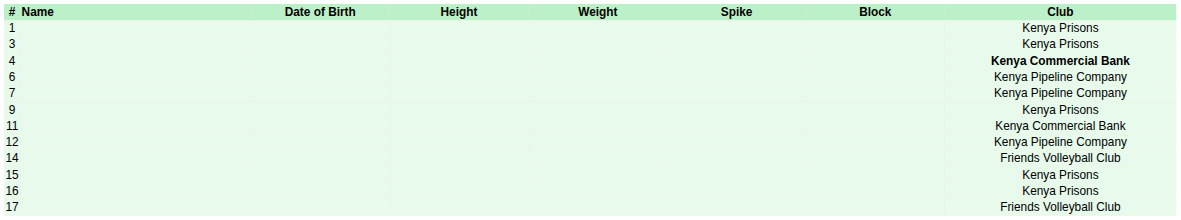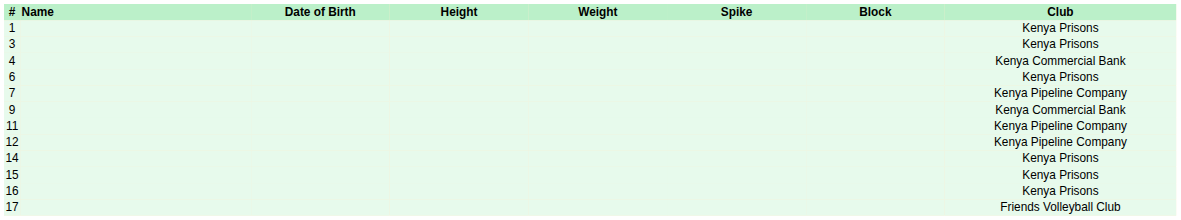(1060, 61) bold -> (1060, 61) normal
(1060, 77) Kenya Pipeline Company -> (1060, 77) Kenya Prisons
(1060, 109) Kenya Prisons -> (1060, 109) Kenya Commercial Bank
(1060, 126) Kenya Commercial Bank -> (1060, 126) Kenya Pipeline Company
(1060, 158) Friends Volleyball Club -> (1060, 158) Kenya Prisons
